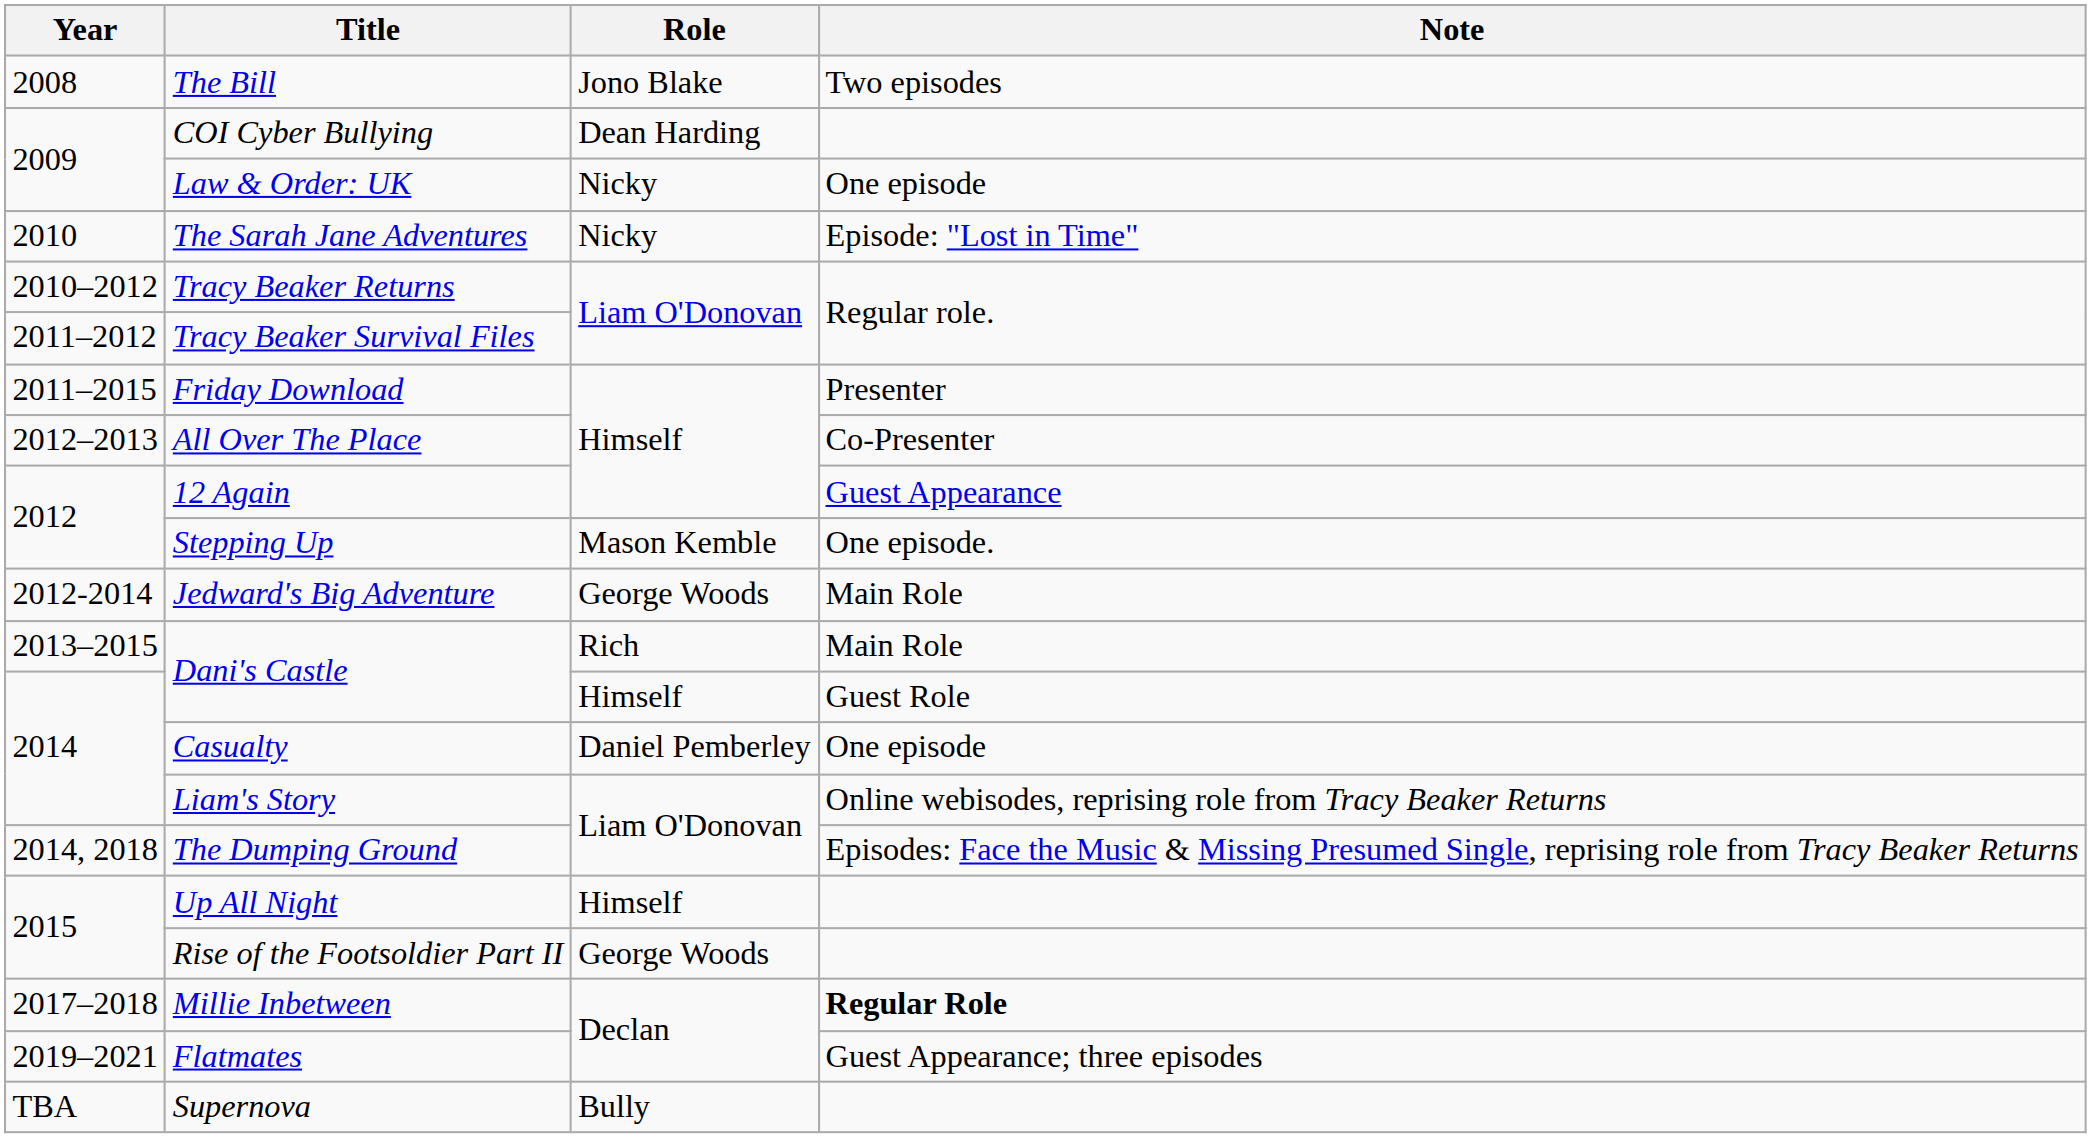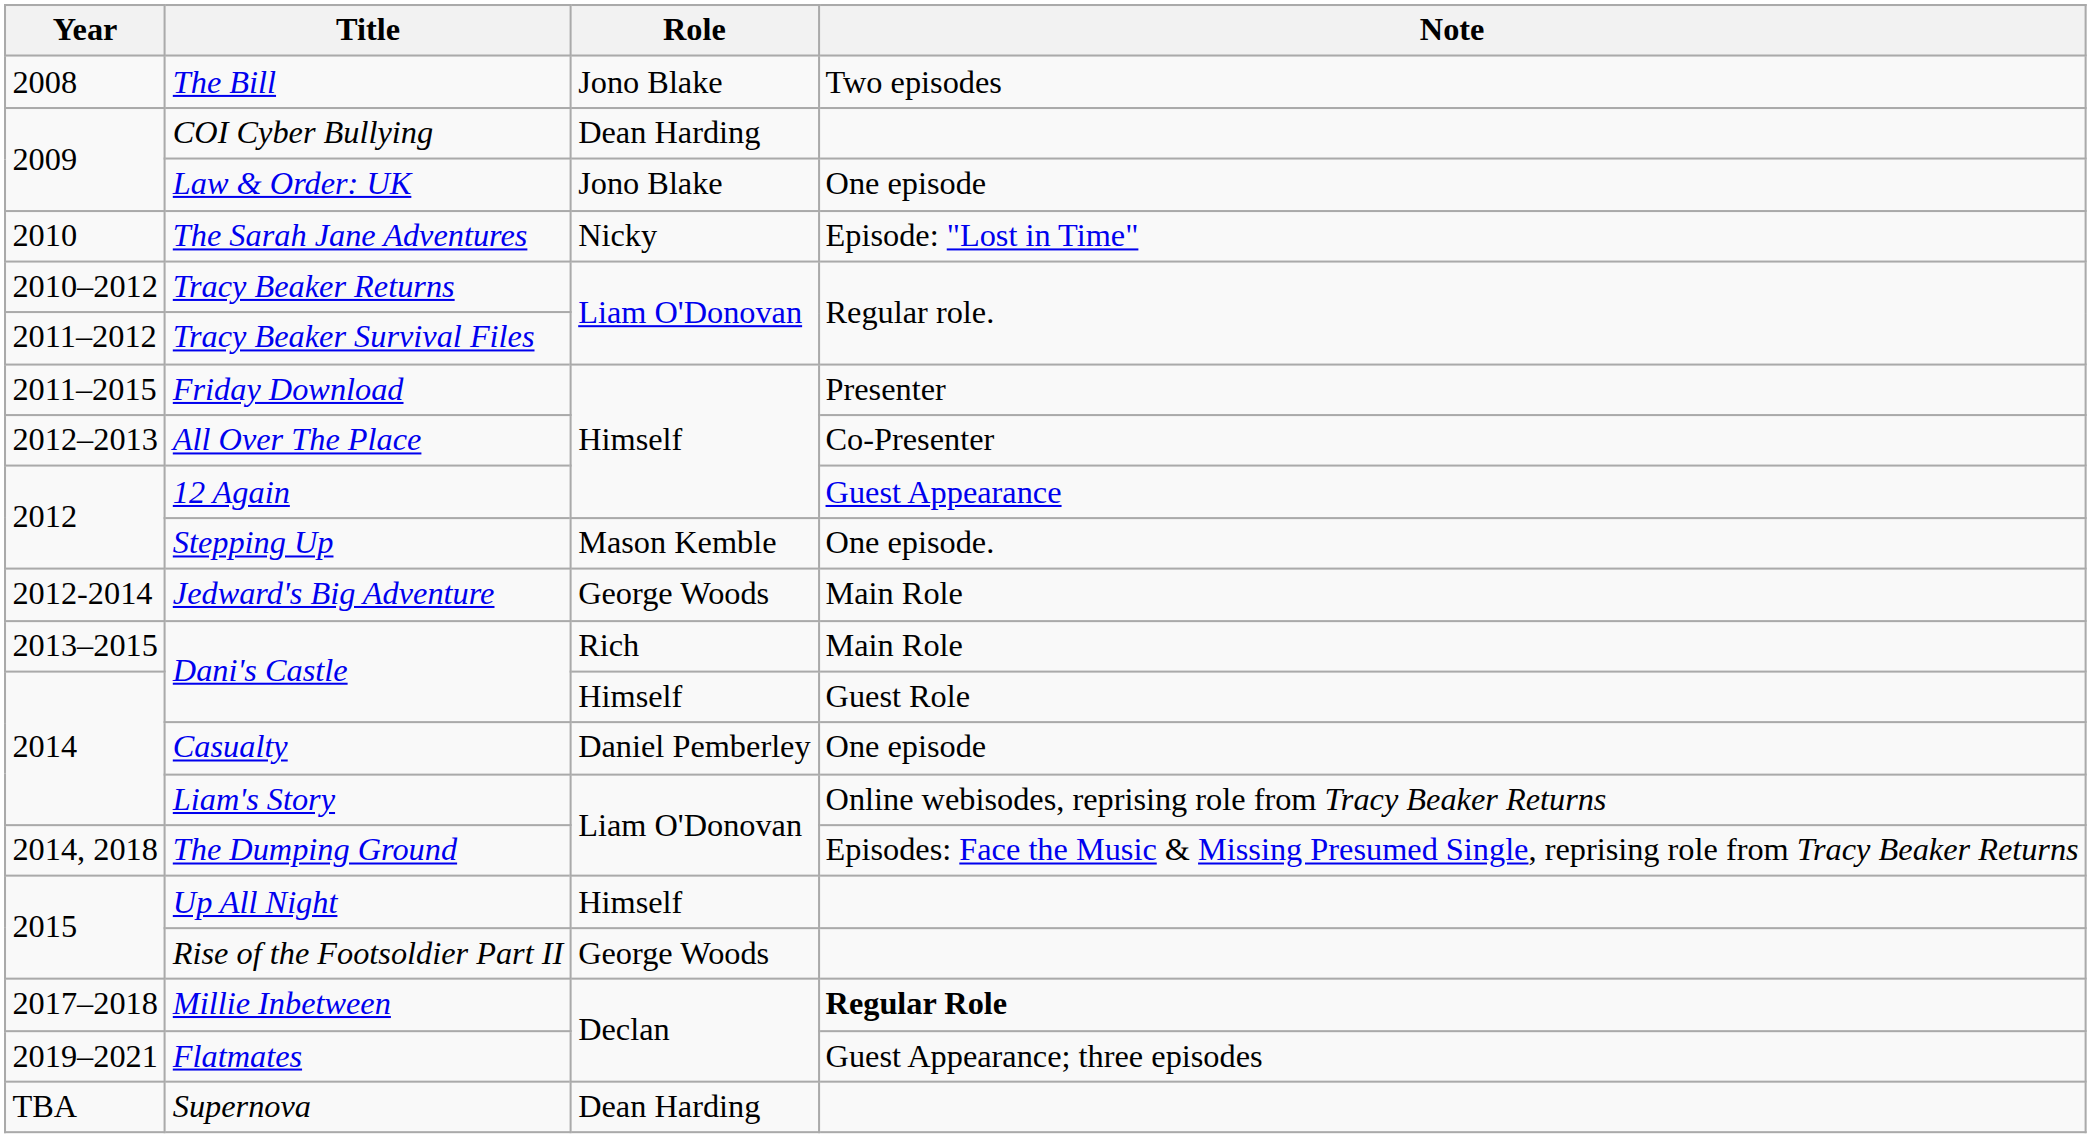(618, 183) Nicky -> (650, 183) Jono Blake
(614, 1106) Bully -> (669, 1106) Dean Harding
